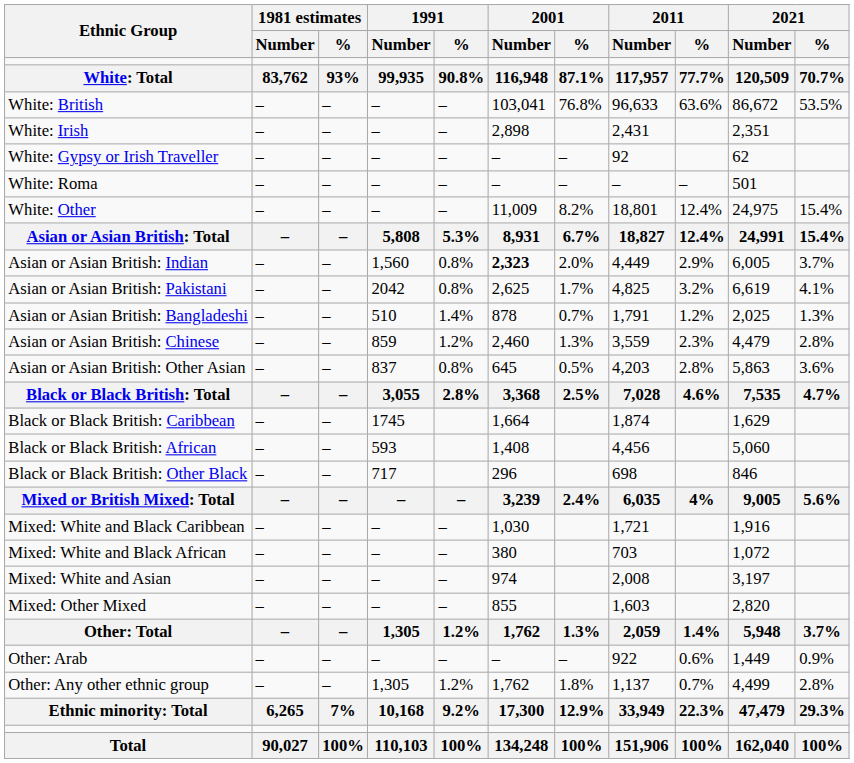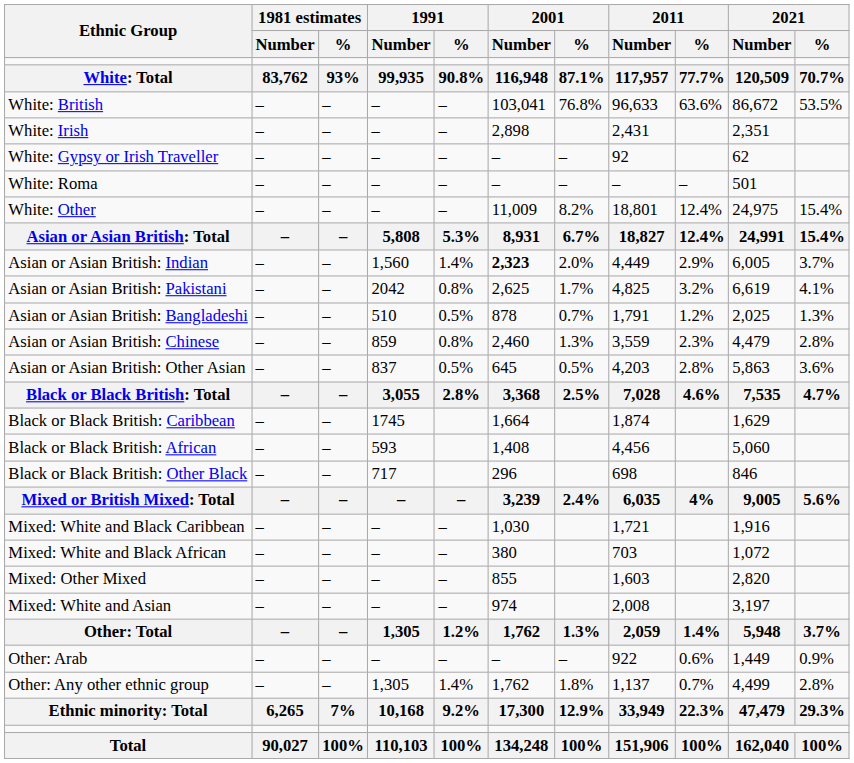(456, 262) 0.8% -> (456, 262) 1.4%
(456, 315) 1.4% -> (456, 315) 0.5%
(456, 342) 1.2% -> (456, 342) 0.8%
(456, 368) 0.8% -> (456, 368) 0.5%
rows swapped: (90, 579) <-> (77, 605)
(456, 685) 1.2% -> (456, 685) 1.4%
